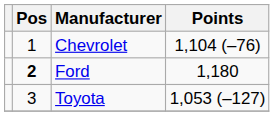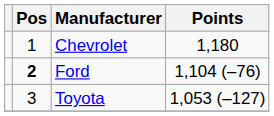(218, 45) 1,104 (–76) -> (218, 45) 1,180
(218, 72) 1,180 -> (218, 72) 1,104 (–76)
